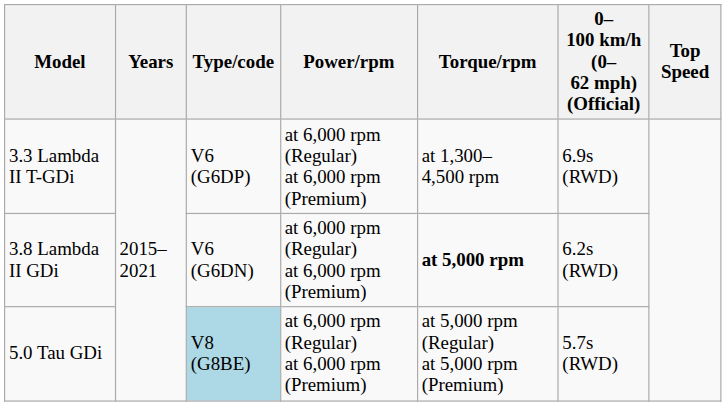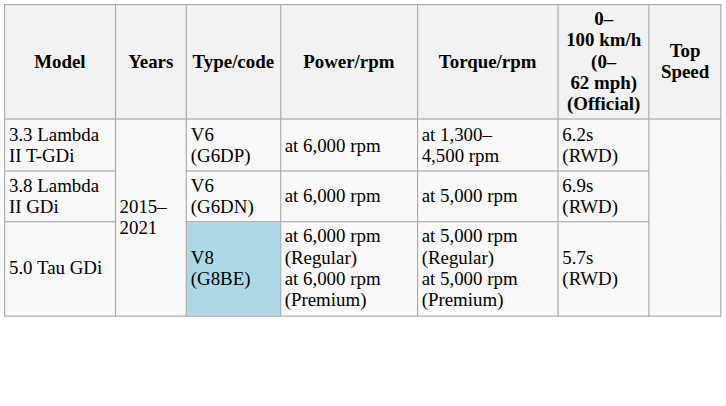(333, 166) at 6,000 rpm (Regular) at 6,000 rpm (Premium) -> (333, 144) at 6,000 rpm
(590, 166) 6.9s (RWD) -> (590, 144) 6.2s (RWD)
(333, 259) at 6,000 rpm (Regular) at 6,000 rpm (Premium) -> (333, 196) at 6,000 rpm
(473, 259) bold -> (470, 196) normal
(590, 259) 6.2s (RWD) -> (590, 196) 6.9s (RWD)
